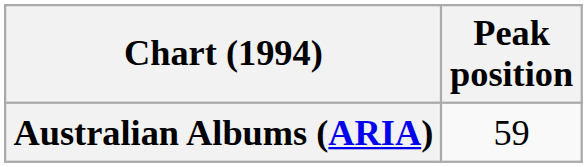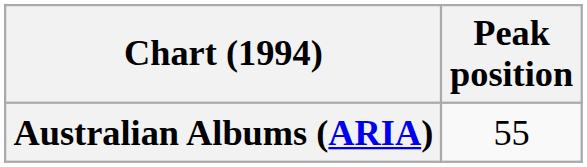(512, 131) 59 -> (512, 131) 55
